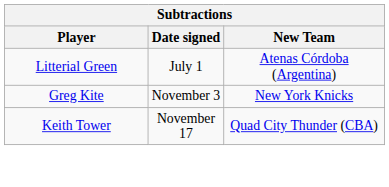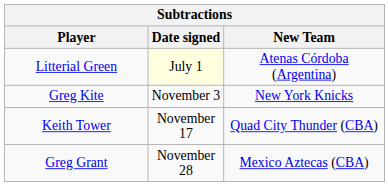(186, 66) no background -> (186, 66) lightyellow background
+ row: (76, 163)
